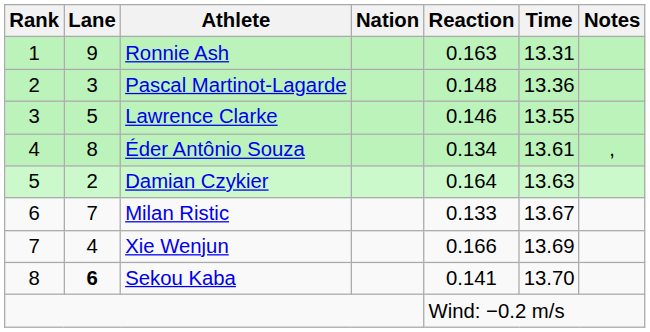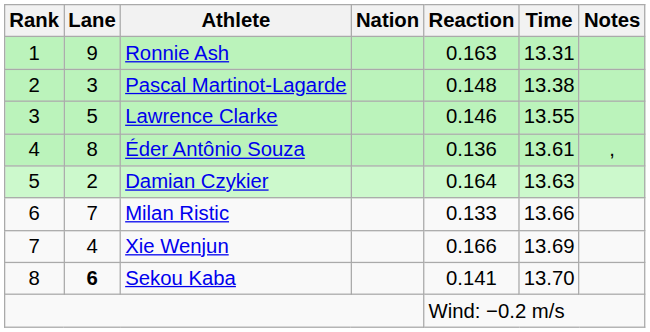(549, 85) 13.36 -> (549, 85) 13.38
(471, 149) 0.134 -> (471, 149) 0.136
(549, 213) 13.67 -> (549, 213) 13.66
